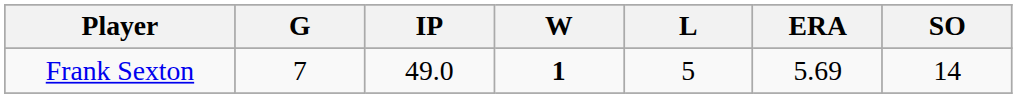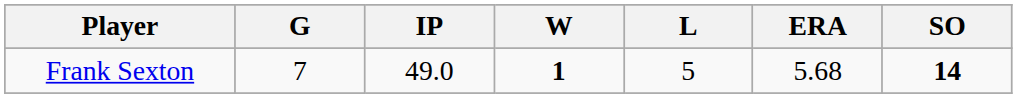(818, 70) 5.69 -> (818, 70) 5.68
(947, 70) normal -> (947, 70) bold
